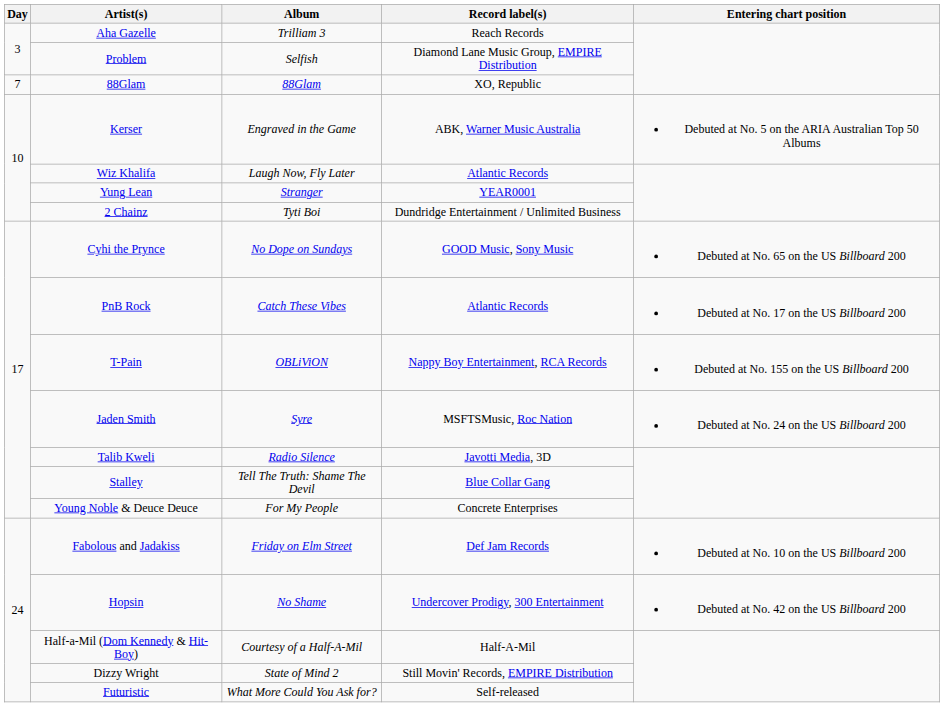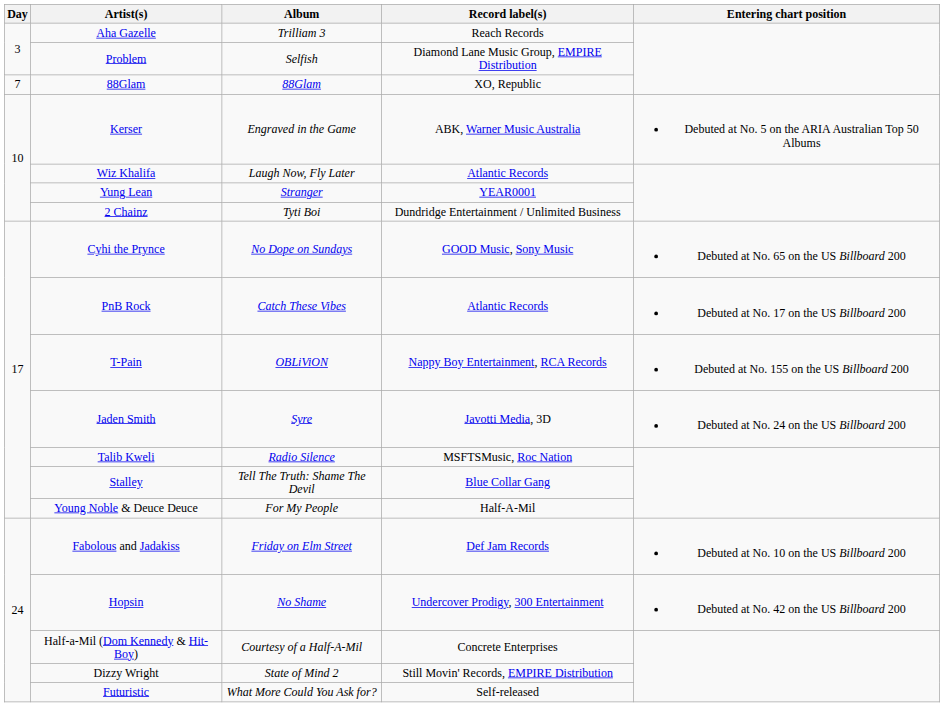(508, 419) MSFTSMusic, Roc Nation -> (508, 419) Javotti Media, 3D
(508, 456) Javotti Media, 3D -> (508, 456) MSFTSMusic, Roc Nation
(508, 508) Concrete Enterprises -> (508, 508) Half-A-Mil
(508, 647) Half-A-Mil -> (508, 647) Concrete Enterprises
